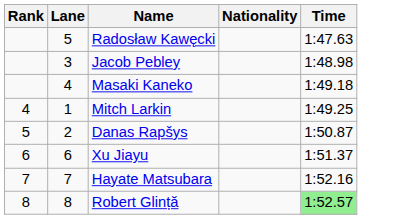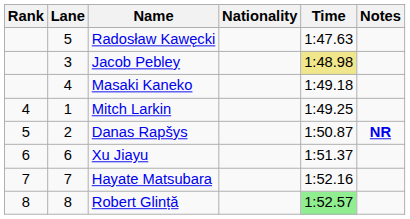+ column: (380, 16)
(329, 62) no background -> (329, 62) khaki background
